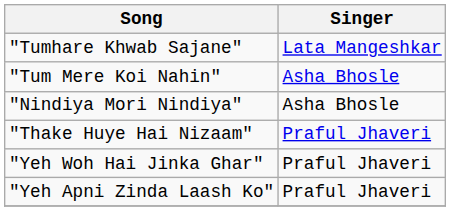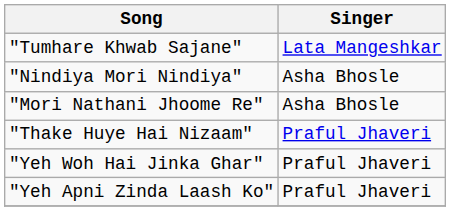- row: (115, 77)
+ row: (136, 106)
